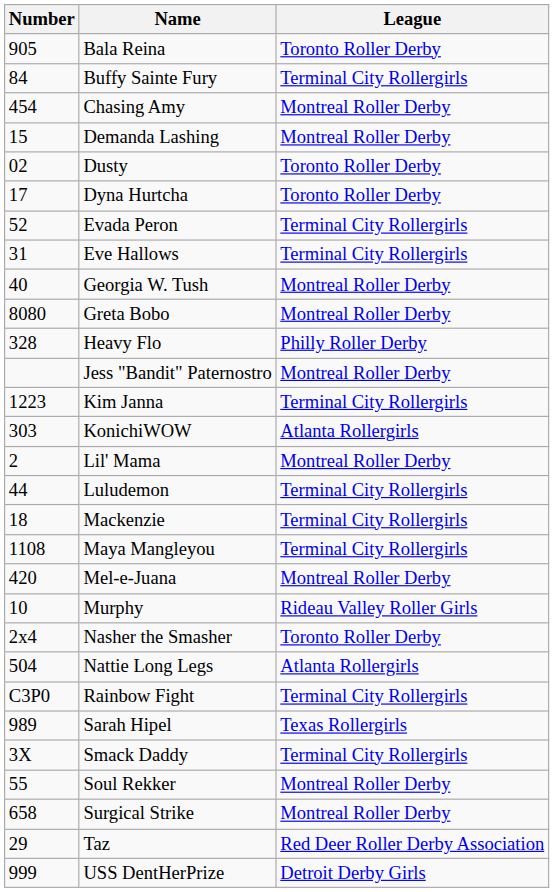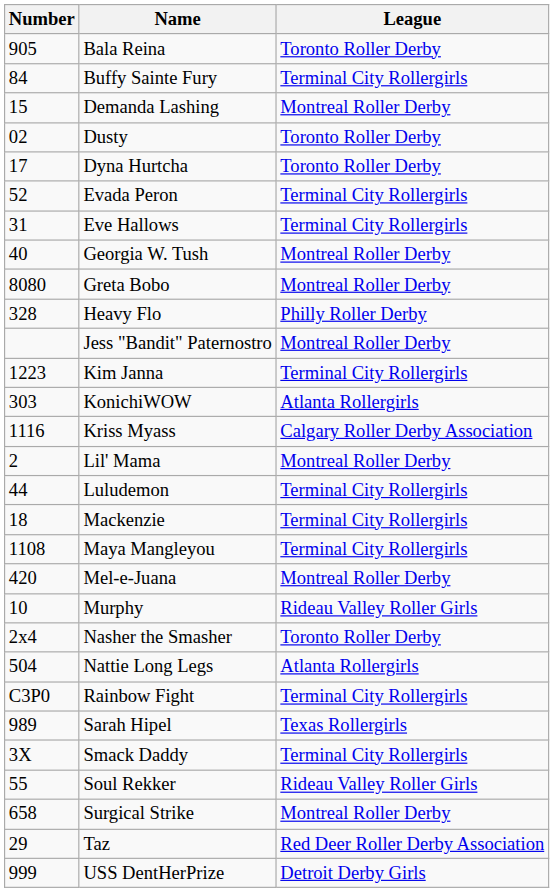- row: (134, 107)
+ row: (130, 431)
(365, 784) Montreal Roller Derby -> (379, 784) Rideau Valley Roller Girls
